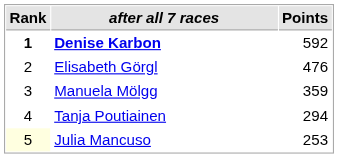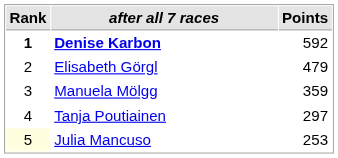(315, 67) 476 -> (315, 67) 479
(315, 116) 294 -> (315, 116) 297
